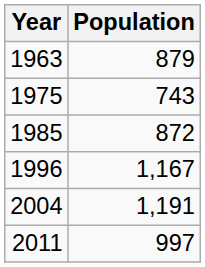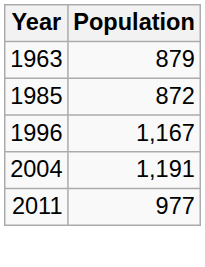- row: (36, 96)
(175, 243) 997 -> (175, 206) 977
